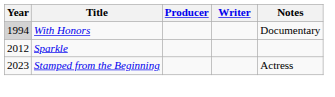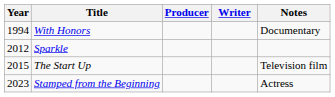(18, 30) lightgrey background -> (18, 30) no background
+ row: (63, 65)
